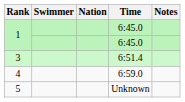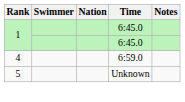- row: (18, 58)
